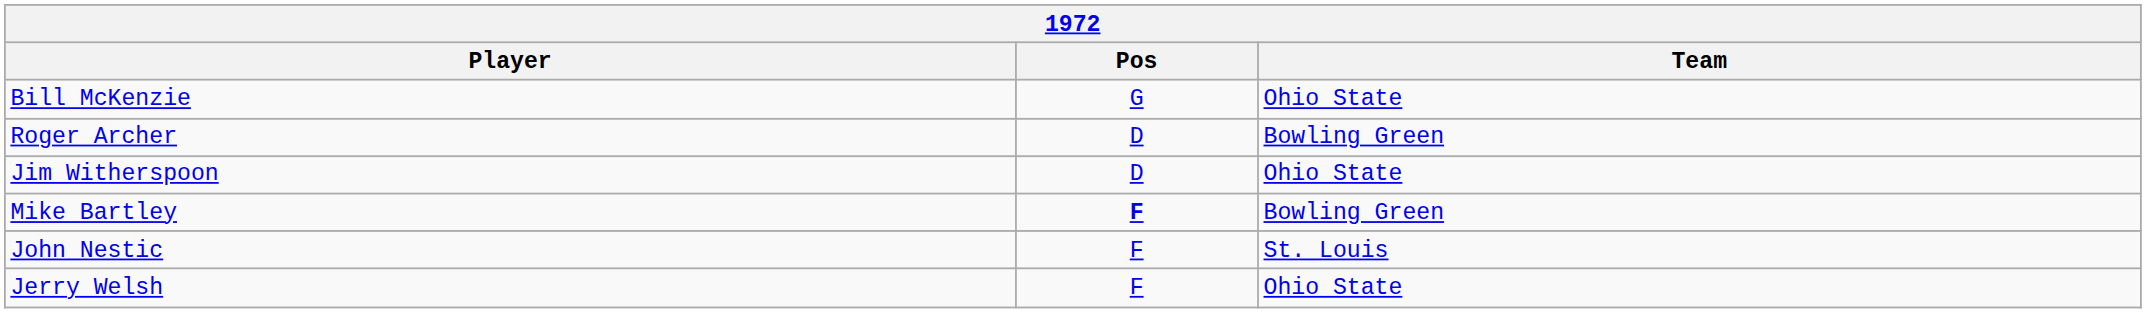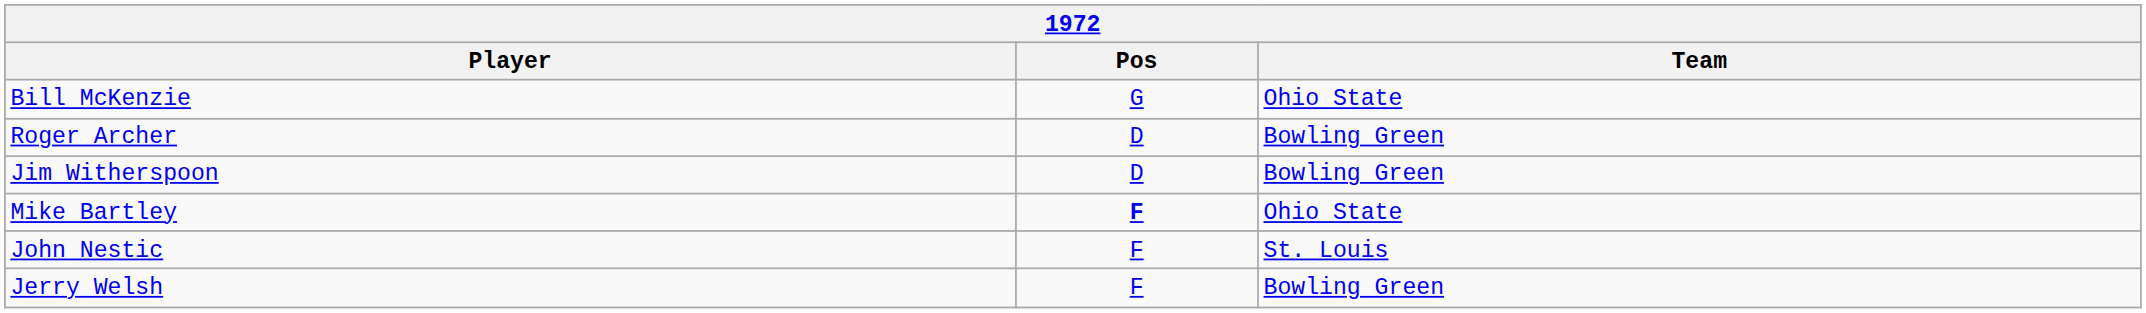(1333, 175) Ohio State -> (1354, 175) Bowling Green
(1354, 212) Bowling Green -> (1333, 212) Ohio State
(1333, 288) Ohio State -> (1354, 288) Bowling Green
